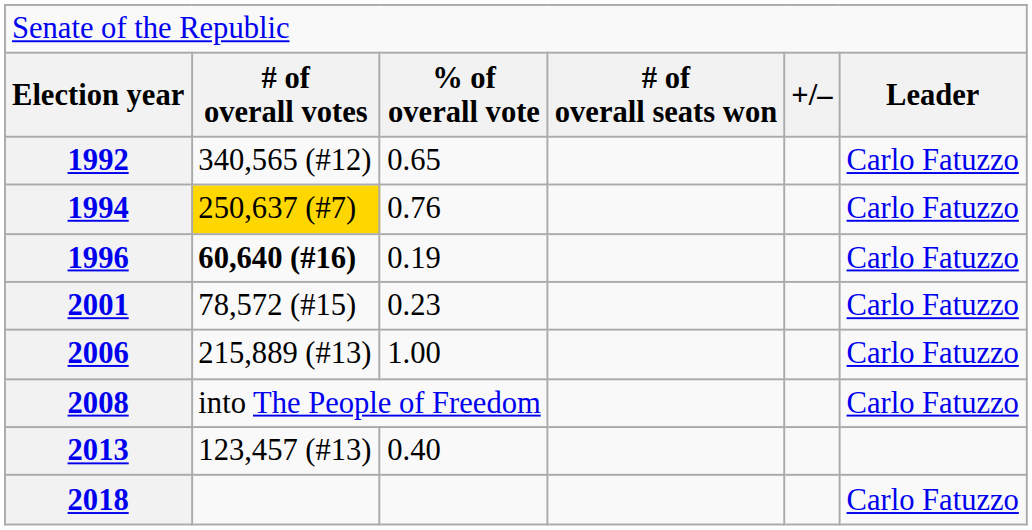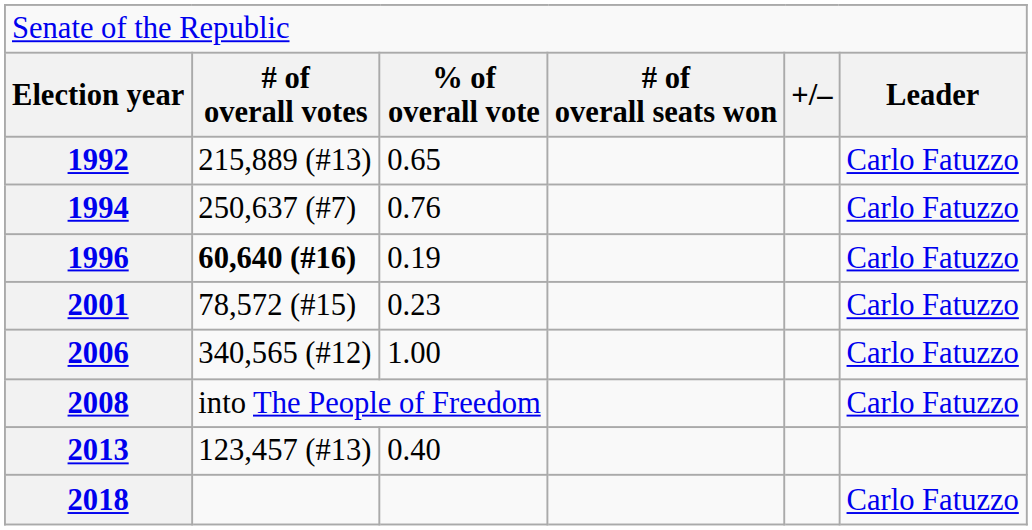(285, 160) 340,565 (#12) -> (285, 160) 215,889 (#13)
(277, 208) gold background -> (277, 208) no background
(285, 353) 215,889 (#13) -> (285, 353) 340,565 (#12)
